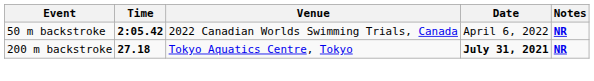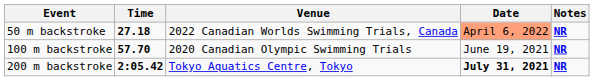(140, 31) 2:05.42 -> (134, 31) 27.18
(506, 31) no background -> (506, 31) lightsalmon background
+ row: (60, 49)
(134, 49) 27.18 -> (140, 67) 2:05.42
